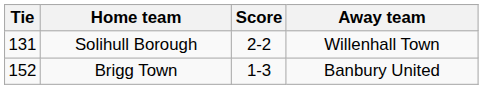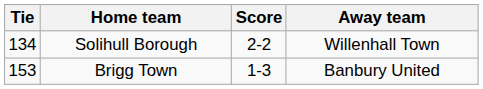(22, 44) 131 -> (22, 44) 134
(22, 71) 152 -> (22, 71) 153
